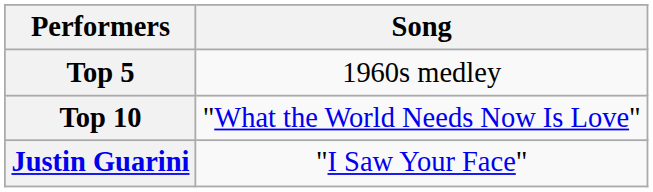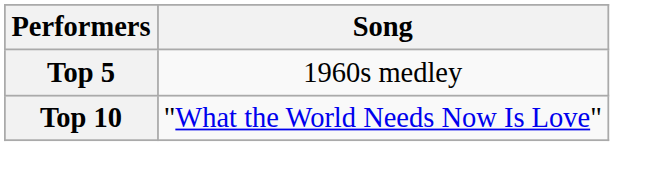- row: (100, 162)
